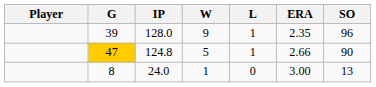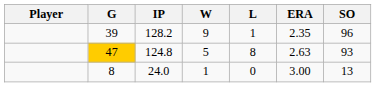(159, 33) 128.0 -> (159, 33) 128.2
(253, 52) 1 -> (253, 52) 8
(300, 52) 2.66 -> (300, 52) 2.63
(347, 52) 90 -> (347, 52) 93
